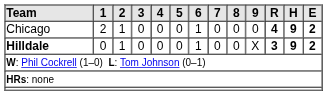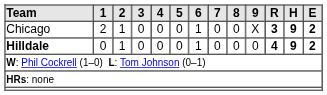(255, 29) 0 -> (255, 29) X
(274, 29) 4 -> (274, 29) 3
(255, 46) X -> (255, 46) 0
(274, 46) 3 -> (274, 46) 4
